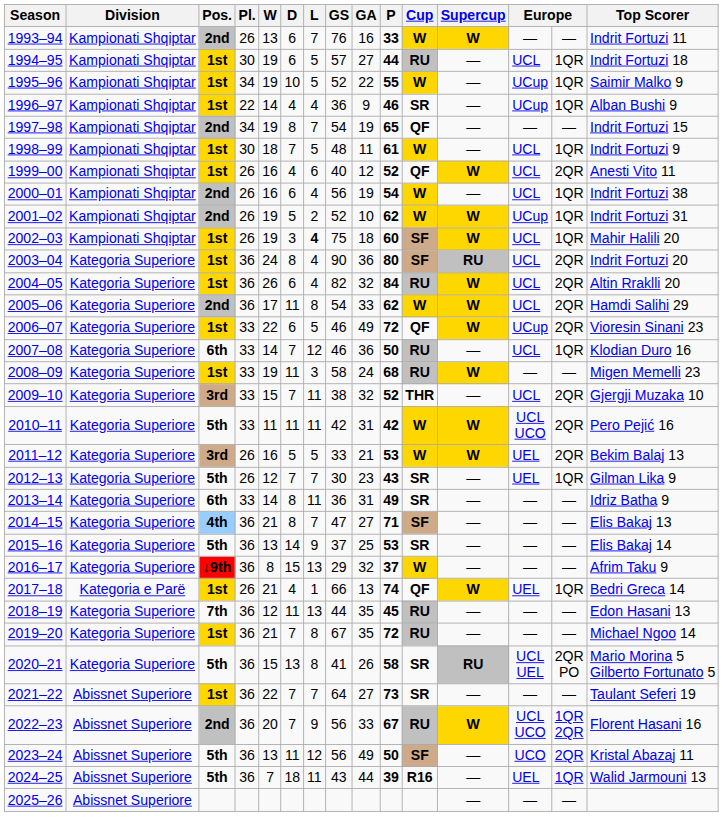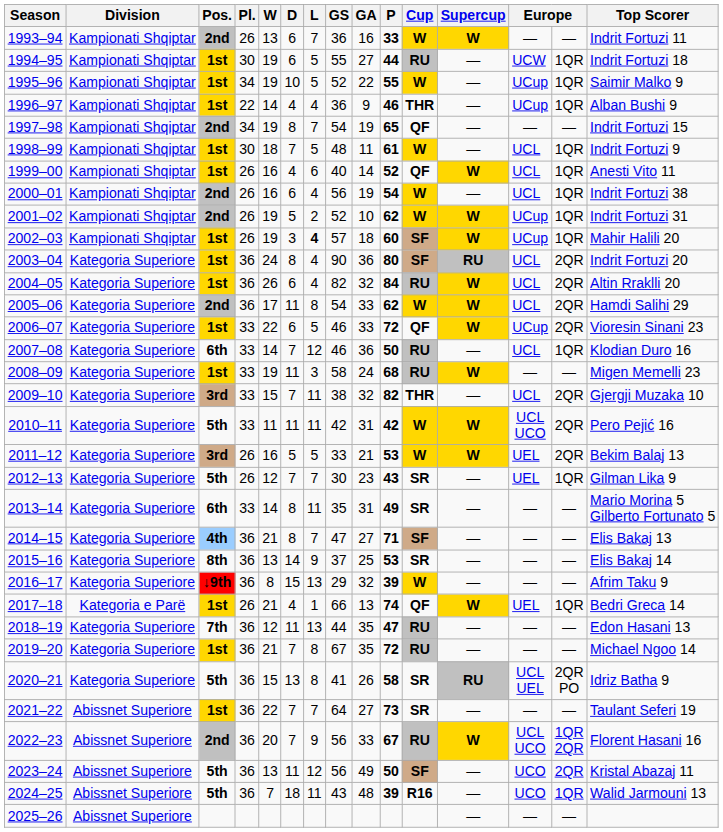(339, 37) 76 -> (339, 37) 36
(339, 60) 57 -> (339, 60) 55
(526, 60) UCL -> (529, 60) UCW
(420, 104) SR -> (420, 104) THR
(366, 171) 12 -> (366, 171) 14
(569, 171) 2QR -> (569, 171) 1QR
(339, 238) 75 -> (339, 238) 57
(526, 238) UCL -> (530, 238) UCup
(366, 328) 49 -> (366, 328) 33
(391, 395) 52 -> (391, 395) 82
(339, 500) 36 -> (339, 508) 35
(630, 500) Idriz Batha 9 -> (653, 508) Mario Morina 5 Gilberto Fortunato 5
(217, 545) 5th -> (217, 560) 8th
(391, 567) 37 -> (391, 583) 39
(391, 612) 45 -> (391, 627) 47
(653, 664) Mario Morina 5 Gilberto Fortunato 5 -> (630, 680) Idriz Batha 9
(366, 777) 44 -> (366, 793) 48
(526, 777) UEL -> (530, 793) UCO
